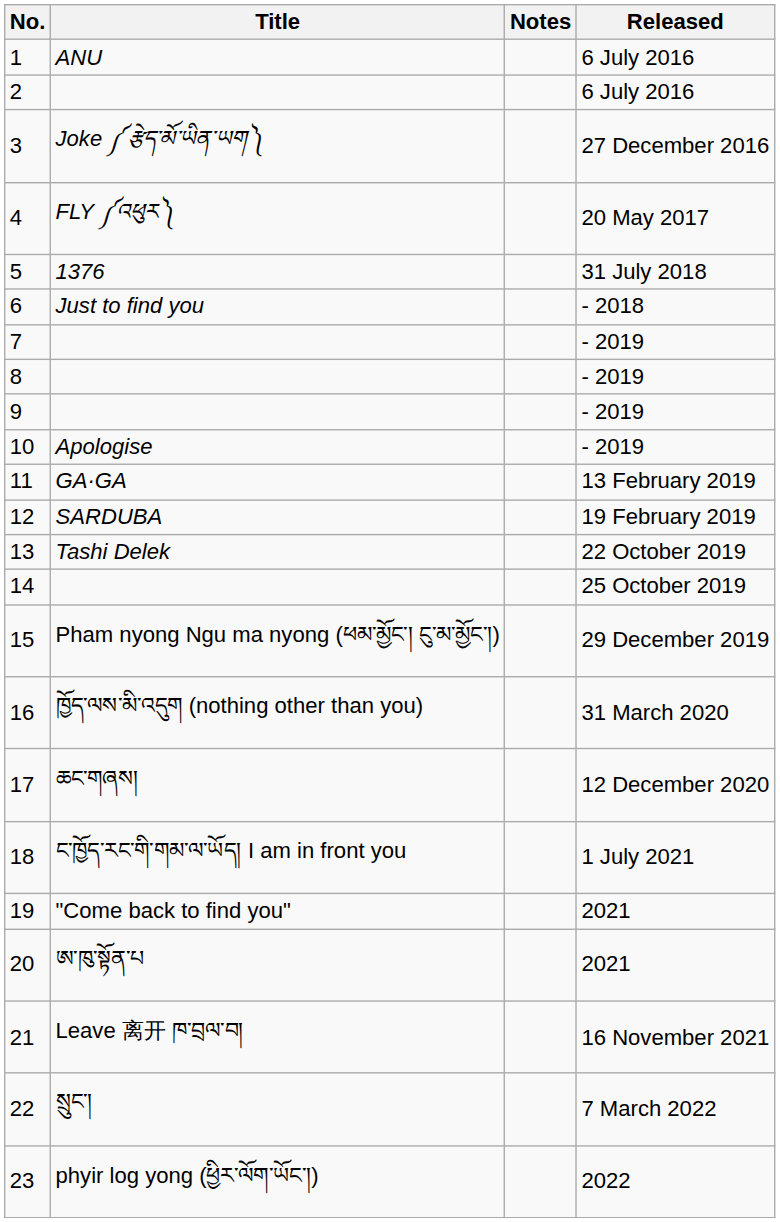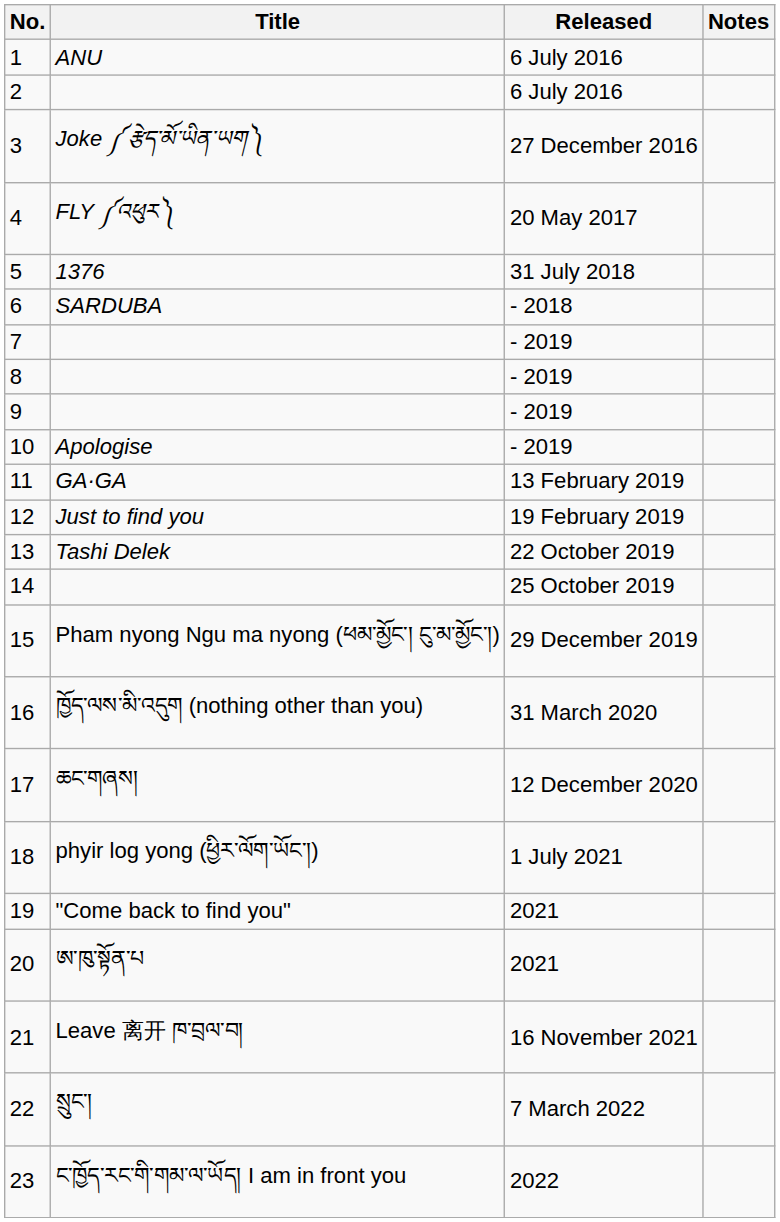columns swapped: (675, 22) <-> (541, 22)
(130, 306) Just to find you -> (109, 306) SARDUBA
(109, 516) SARDUBA -> (130, 516) Just to find you
(231, 851) ང་ཁྱོད་རང་གི་གམ་ལ་ཡོད། I am in front you -> (187, 851) phyir log yong (ཕྱིར་ལོག་ཡོང་།)
(187, 1175) phyir log yong (ཕྱིར་ལོག་ཡོང་།) -> (231, 1175) ང་ཁྱོད་རང་གི་གམ་ལ་ཡོད། I am in front you
